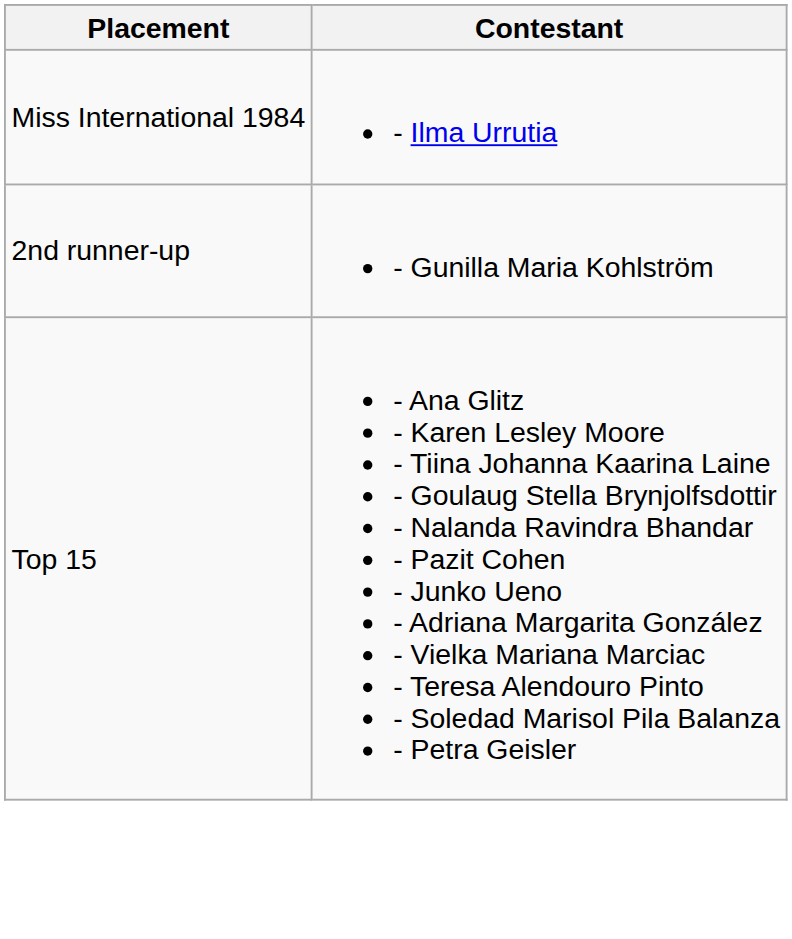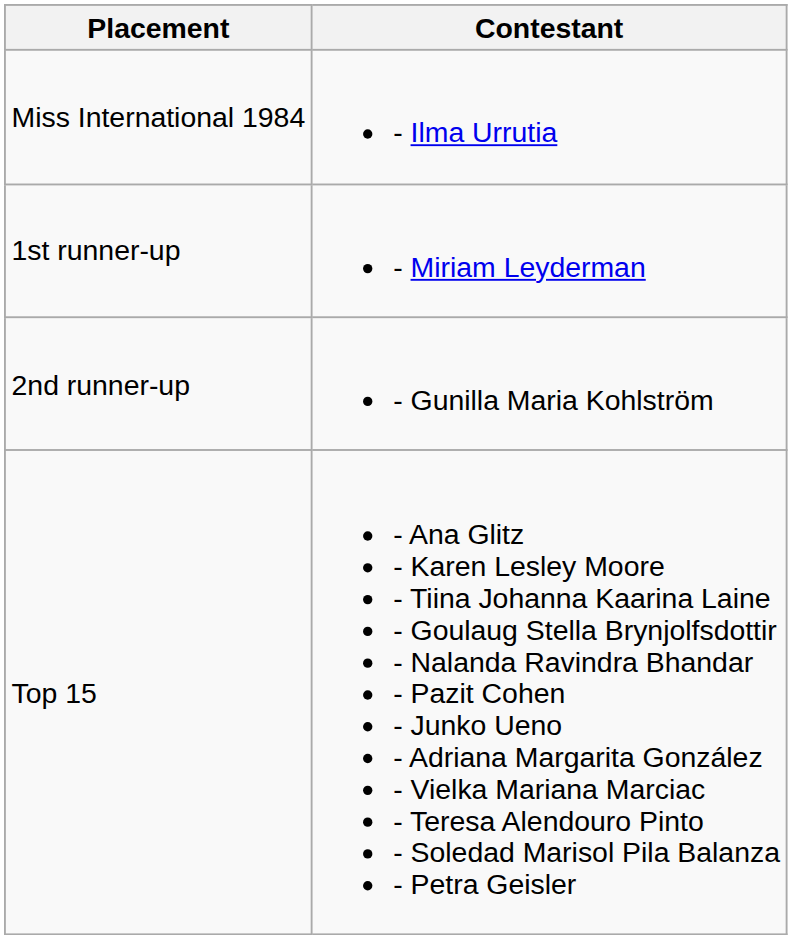+ row: (96, 251)
